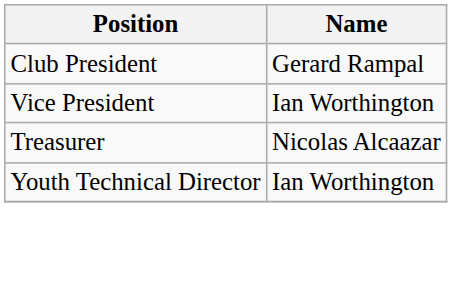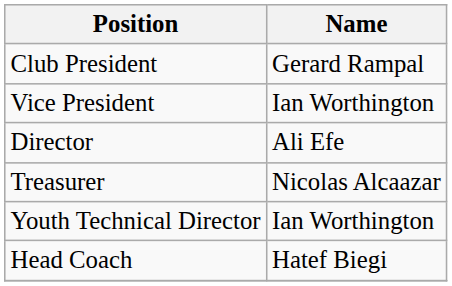+ row: (52, 142)
+ row: (71, 260)
